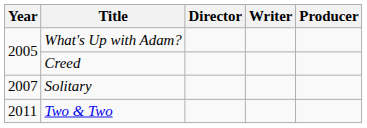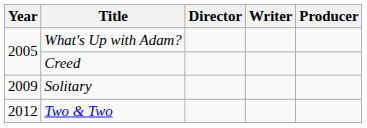(23, 87) 2007 -> (23, 87) 2009
(22, 110) 2011 -> (23, 110) 2012
